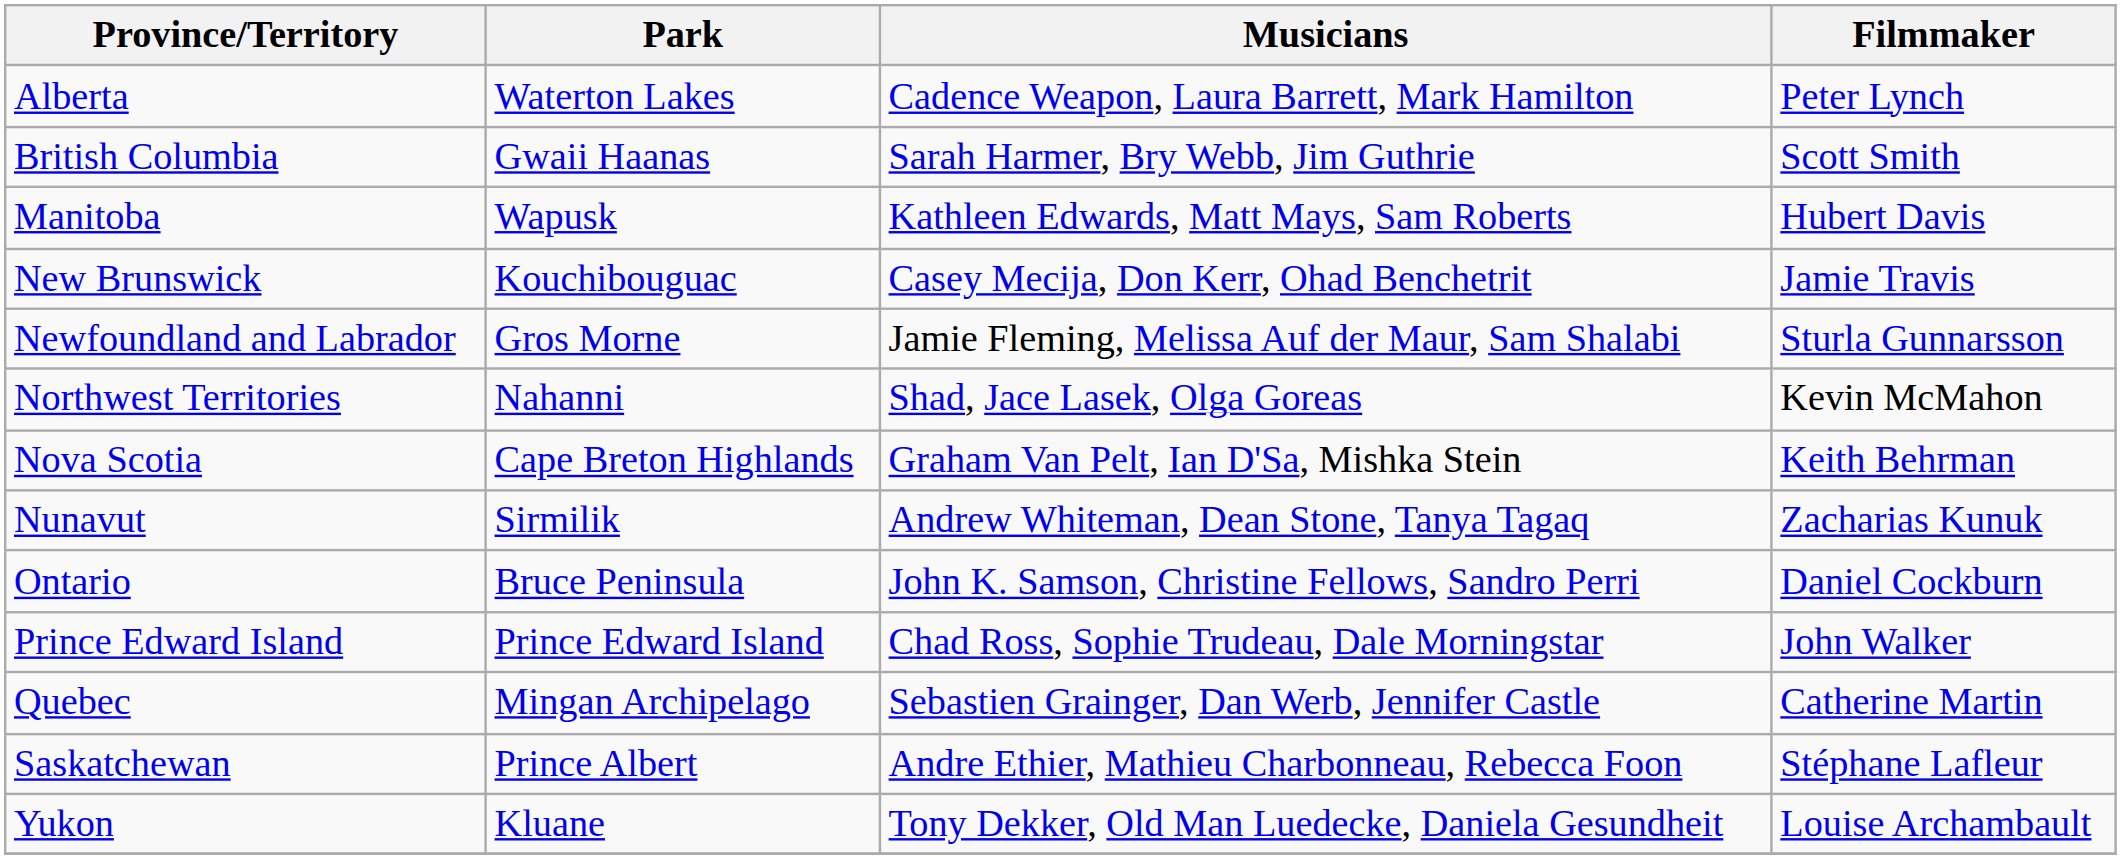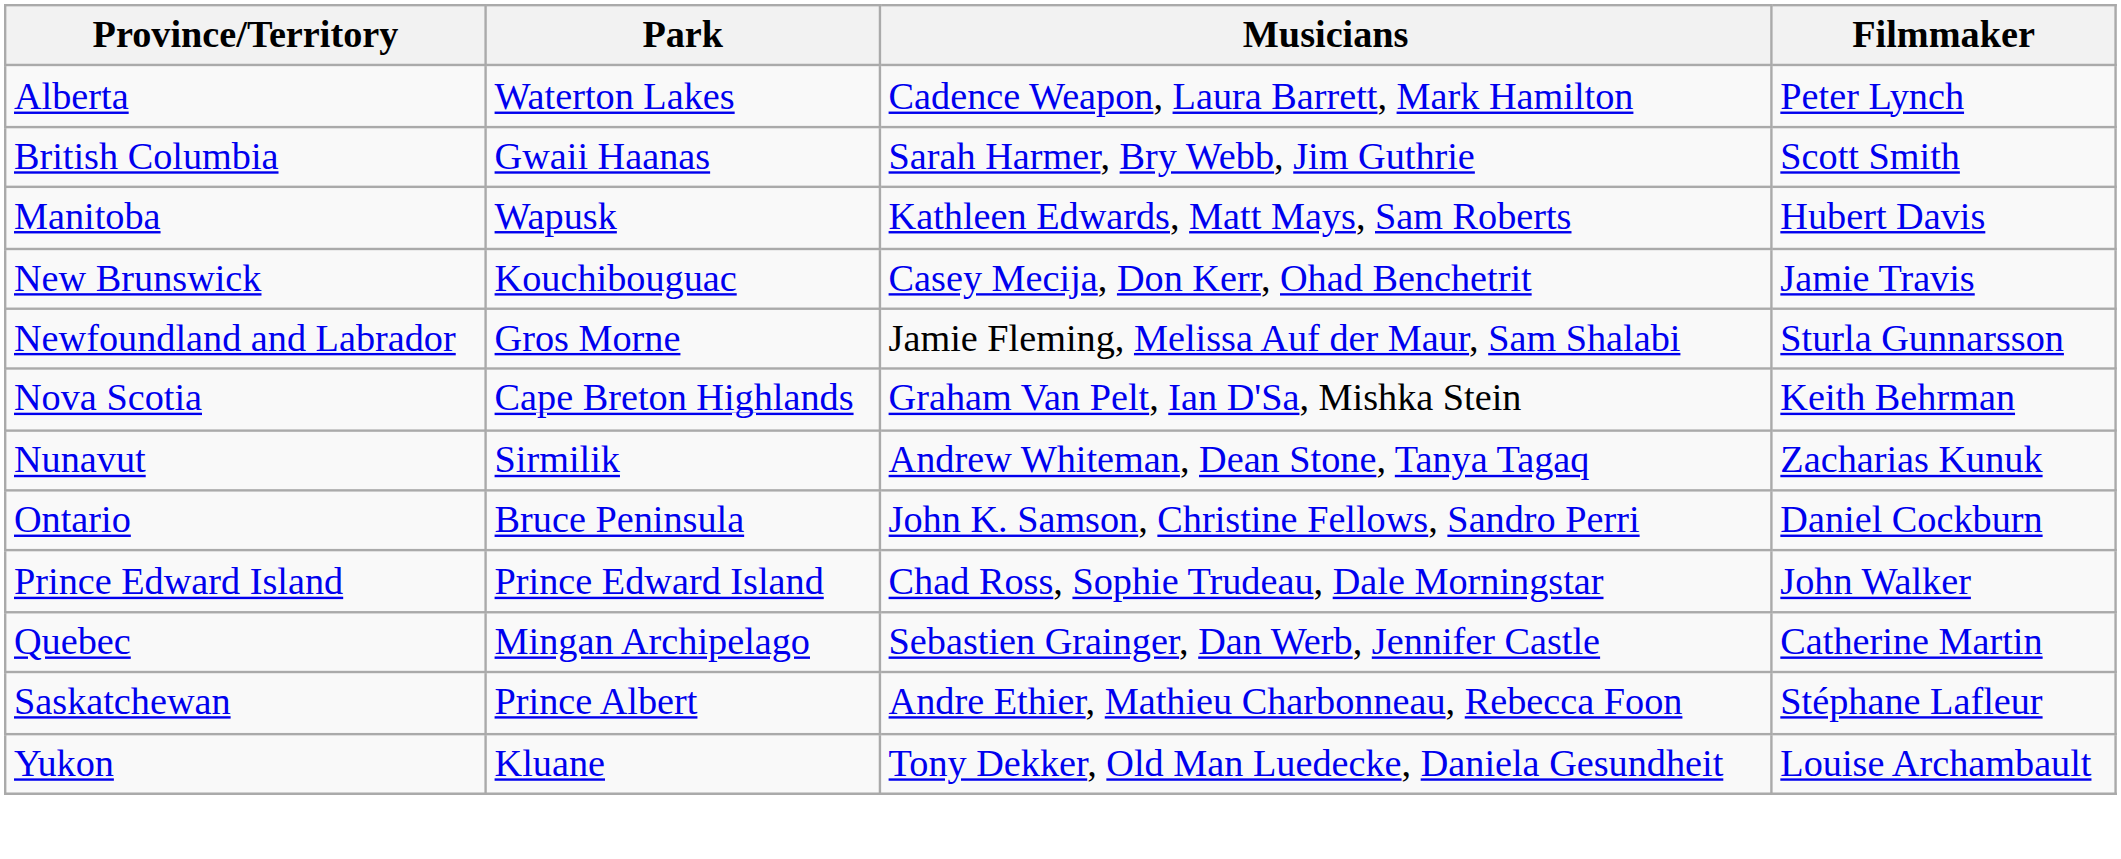- row: (177, 398)
